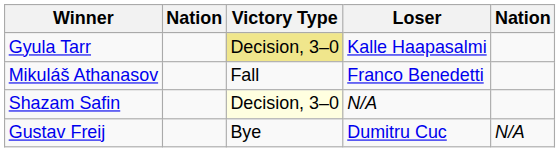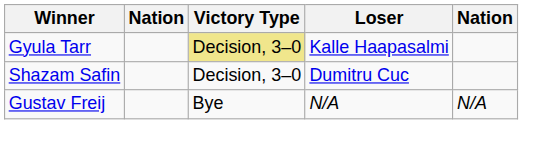- row: (83, 75)
(285, 103) lightyellow background -> (247, 75) no background
(362, 103) N/A -> (359, 75) Dumitru Cuc
(397, 132) Dumitru Cuc -> (324, 103) N/A
